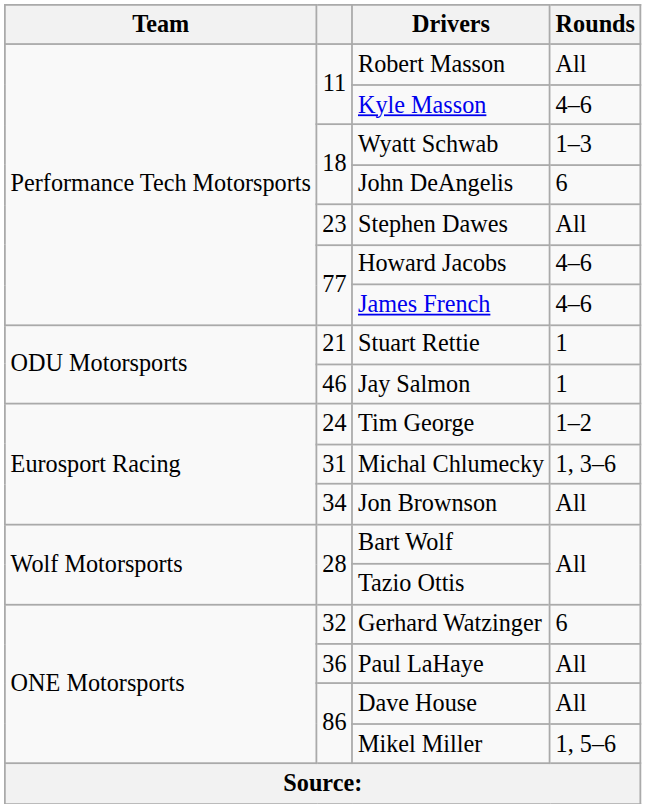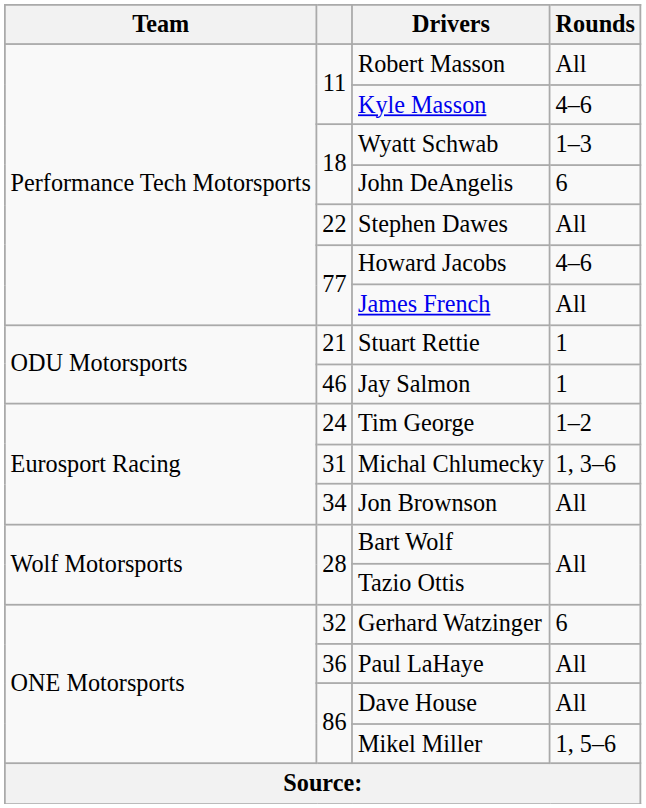(334, 223) 23 -> (334, 223) 22
(574, 303) 4–6 -> (571, 303) All
